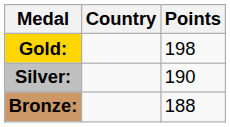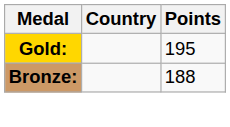(180, 48) 198 -> (180, 48) 195
- row: (43, 77)
